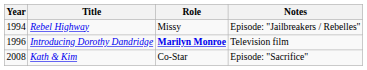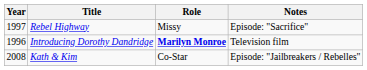(16, 27) 1994 -> (16, 27) 1997
(295, 27) Episode: "Jailbreakers / Rebelles" -> (269, 27) Episode: "Sacrifice"
(269, 57) Episode: "Sacrifice" -> (295, 57) Episode: "Jailbreakers / Rebelles"
